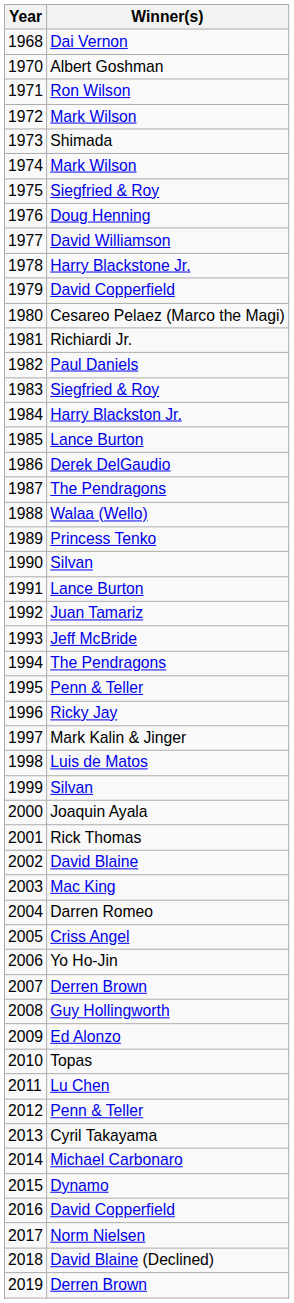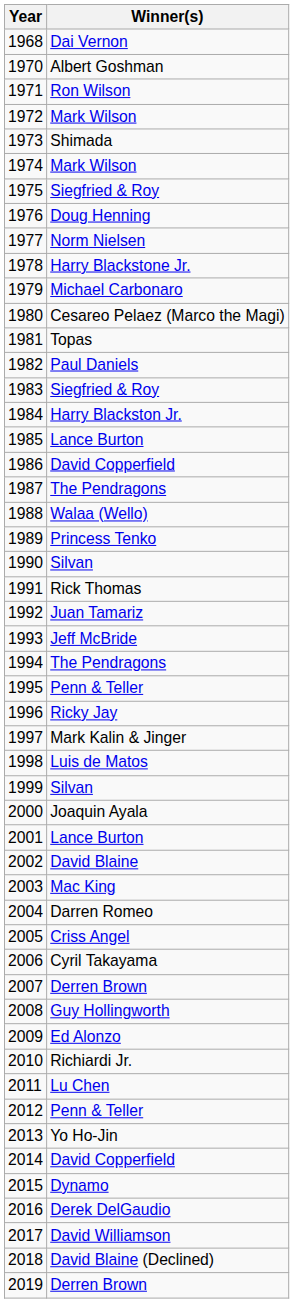(110, 240) David Williamson -> (98, 240) Norm Nielsen
(113, 290) David Copperfield -> (116, 290) Michael Carbonaro
(91, 340) Richiardi Jr. -> (71, 340) Topas
(110, 464) Derek DelGaudio -> (113, 464) David Copperfield
(97, 588) Lance Burton -> (96, 588) Rick Thomas
(96, 837) Rick Thomas -> (97, 837) Lance Burton
(84, 961) Yo Ho-Jin -> (104, 961) Cyril Takayama
(71, 1061) Topas -> (91, 1061) Richiardi Jr.
(104, 1135) Cyril Takayama -> (84, 1135) Yo Ho-Jin
(116, 1160) Michael Carbonaro -> (113, 1160) David Copperfield
(113, 1210) David Copperfield -> (110, 1210) Derek DelGaudio
(98, 1235) Norm Nielsen -> (110, 1235) David Williamson
